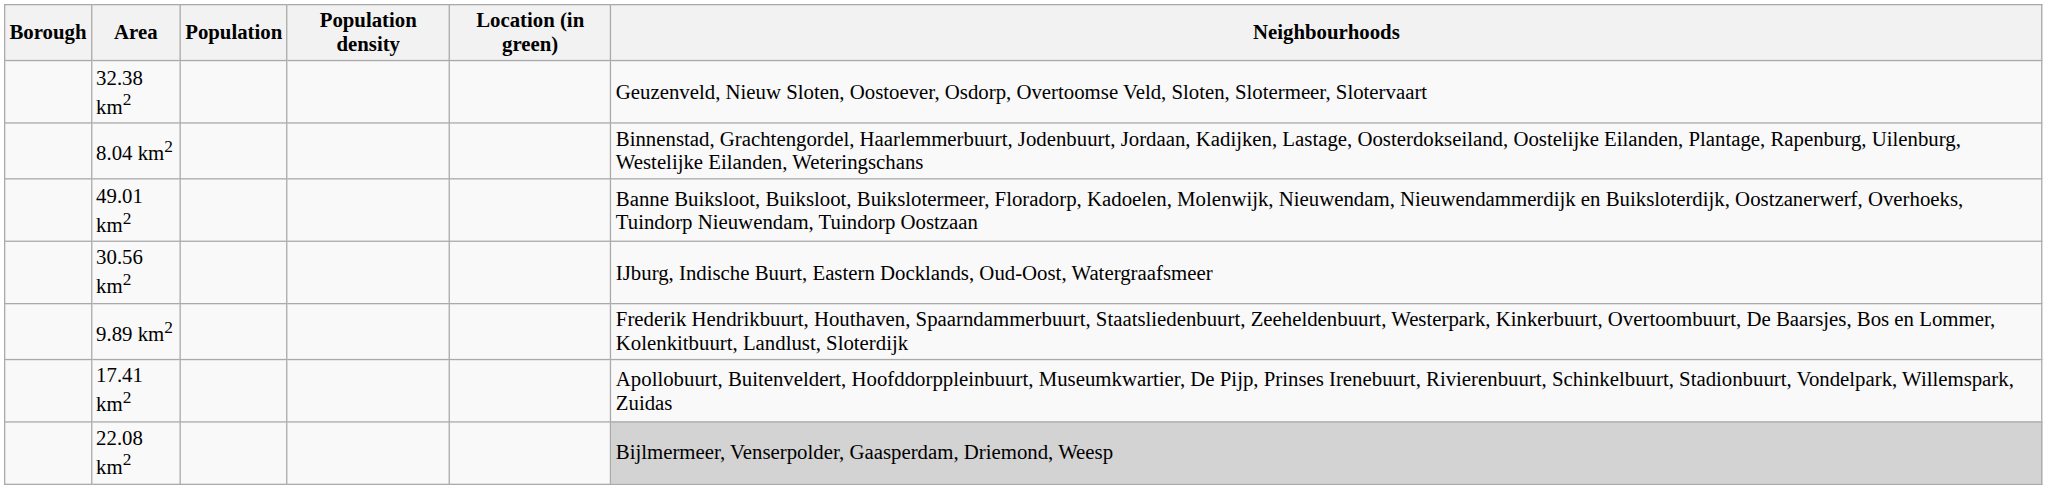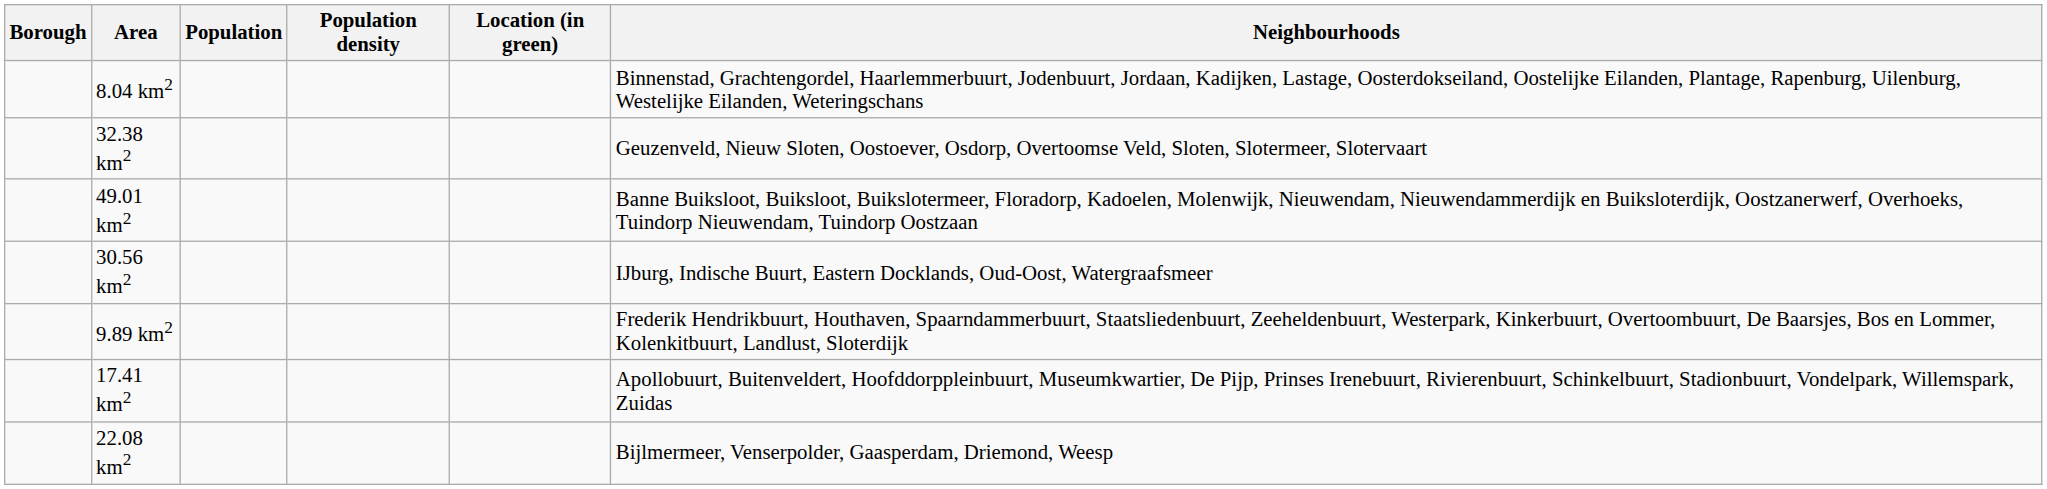rows swapped: (135, 151) <-> (119, 91)
(864, 452) lightgrey background -> (864, 452) no background
